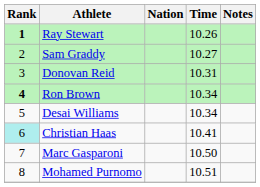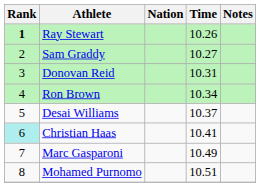(22, 93) bold -> (22, 93) normal
(203, 113) 10.34 -> (203, 113) 10.37
(203, 152) 10.50 -> (203, 152) 10.49
